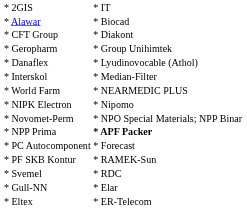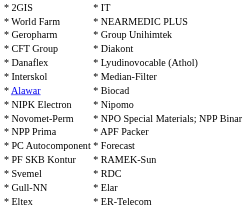rows swapped: (22, 21) <-> (32, 90)
rows swapped: (31, 49) <-> (31, 35)
(123, 132) bold -> (121, 132) normal
